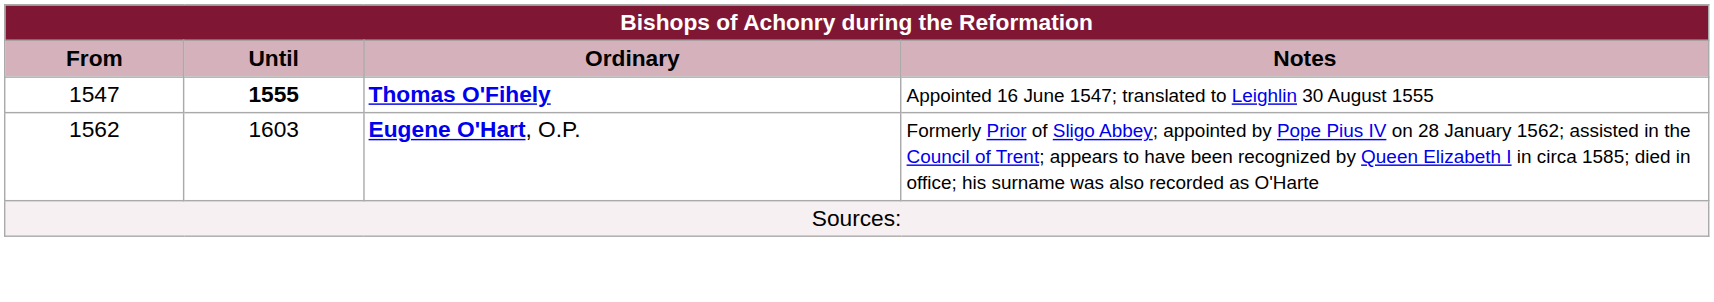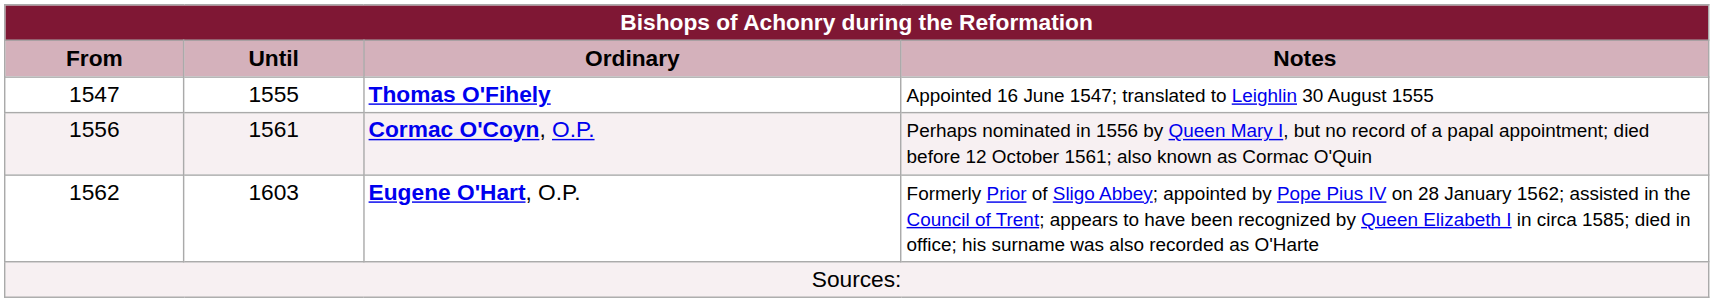(274, 94) bold -> (274, 94) normal
+ row: (482, 130)
